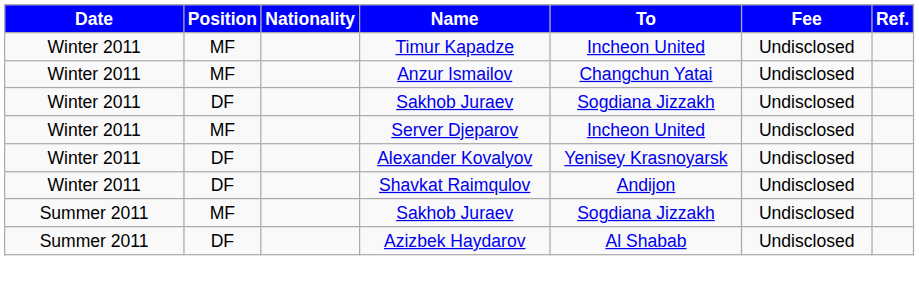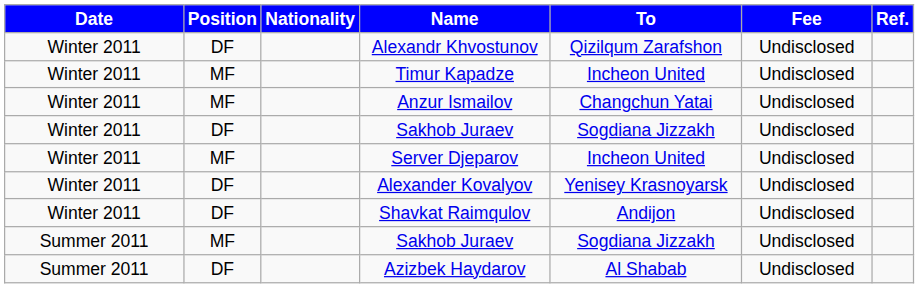+ row: (94, 47)
